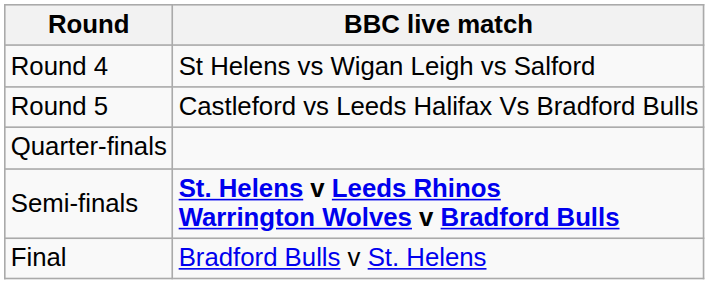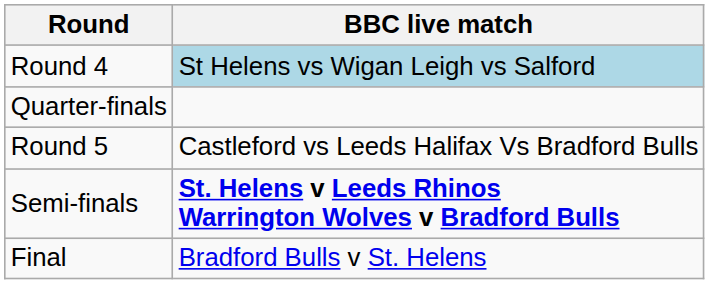(387, 65) no background -> (387, 65) lightblue background
rows swapped: (59, 106) <-> (89, 147)
